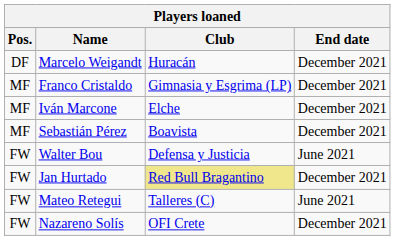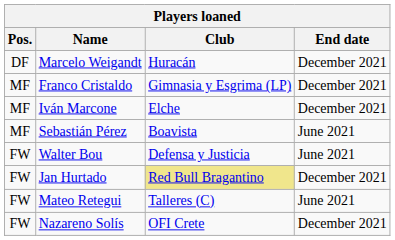(342, 131) December 2021 -> (326, 131) June 2021
